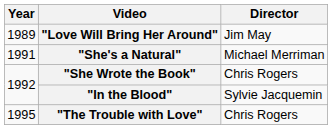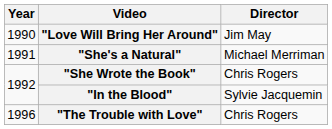(21, 34) 1989 -> (21, 34) 1990
(21, 114) 1995 -> (21, 114) 1996
